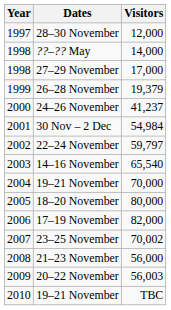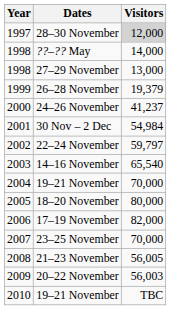(147, 32) no background -> (147, 32) lightgrey background
(147, 70) 17,000 -> (147, 70) 13,000
(147, 239) 70,002 -> (147, 239) 70,000
(147, 257) 56,000 -> (147, 257) 56,005
